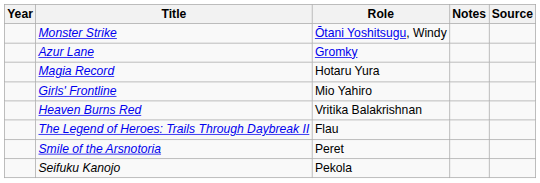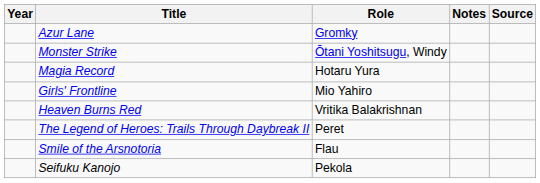rows swapped: (78, 33) <-> (66, 52)
(327, 129) Flau -> (329, 129) Peret
(329, 149) Peret -> (327, 149) Flau
